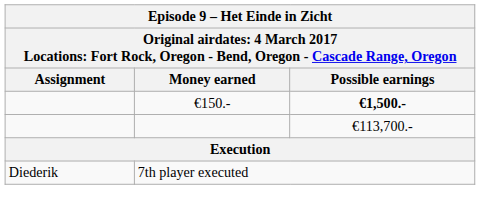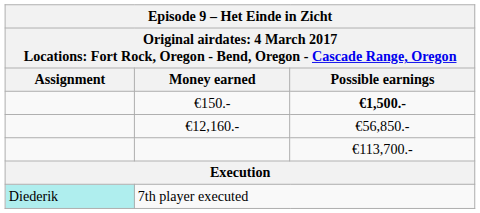+ row: (212, 126)
(33, 173) no background -> (33, 196) paleturquoise background
